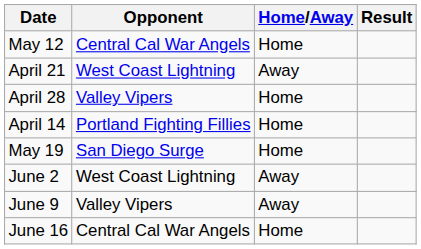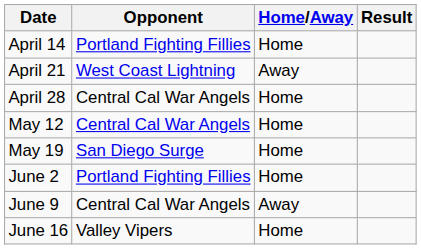rows swapped: (37, 124) <-> (36, 44)
(124, 97) Valley Vipers -> (163, 97) Central Cal War Angels
(156, 177) West Coast Lightning -> (163, 177) Portland Fighting Fillies
(279, 177) Away -> (281, 177) Home
(124, 204) Valley Vipers -> (163, 204) Central Cal War Angels
(163, 230) Central Cal War Angels -> (124, 230) Valley Vipers
